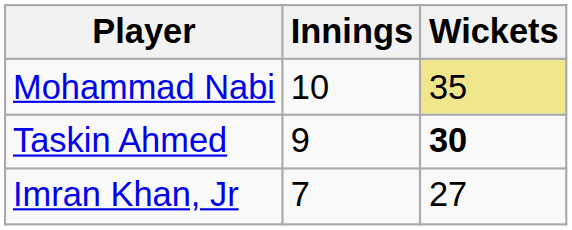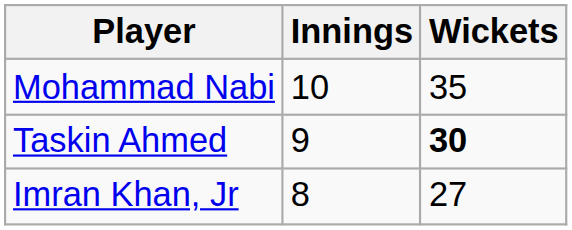(448, 86) khaki background -> (448, 86) no background
(300, 195) 7 -> (300, 195) 8
